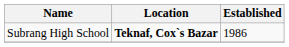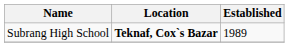(235, 32) 1986 -> (235, 32) 1989
